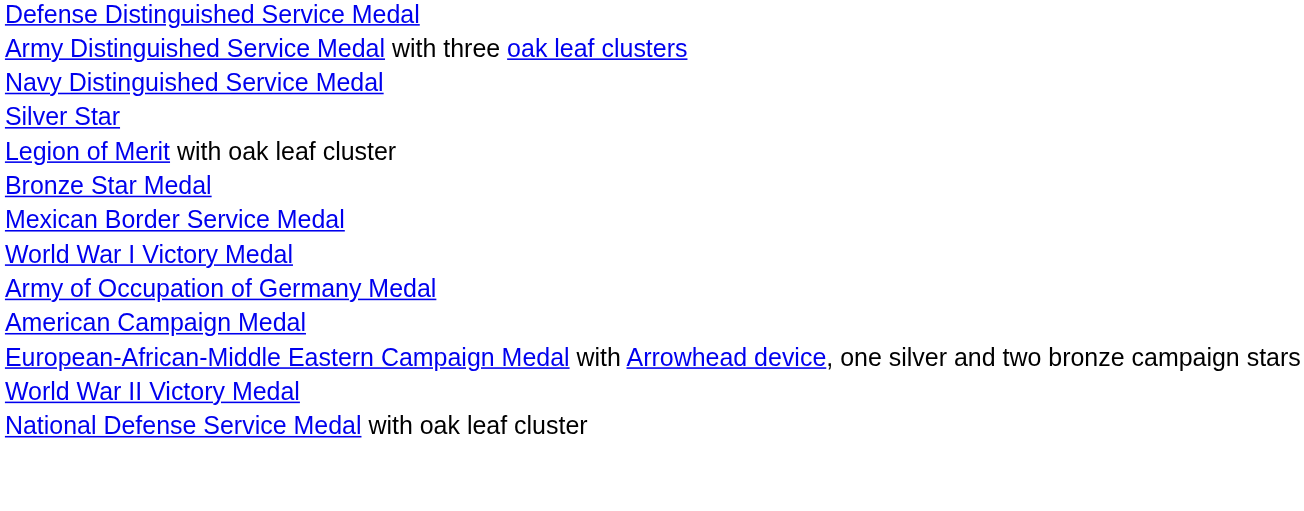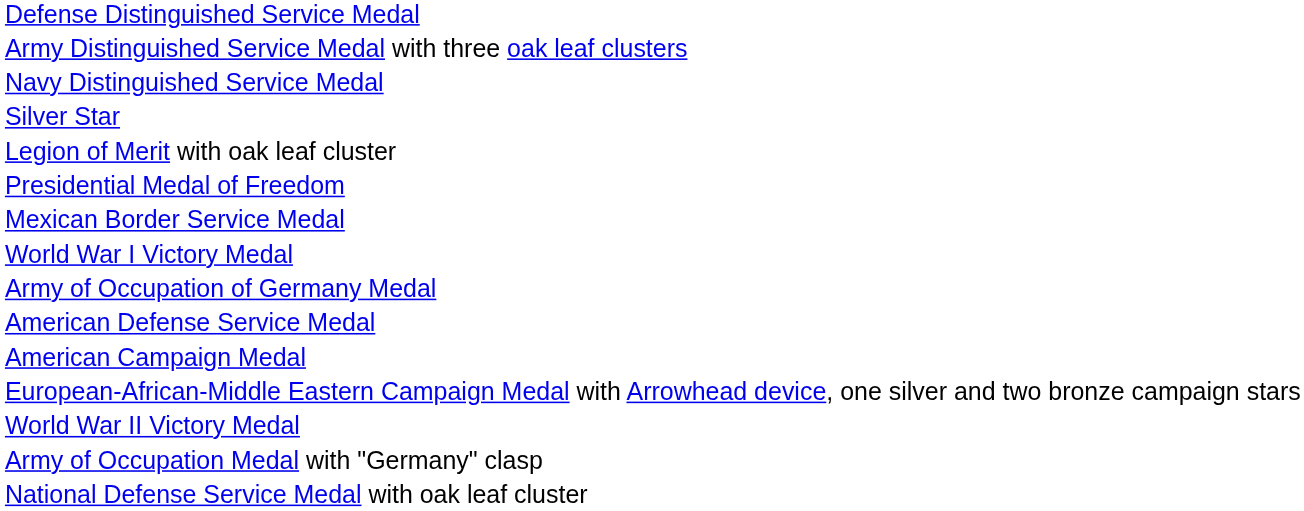- row: (108, 186)
+ row: (175, 186)
+ row: (190, 323)
+ row: (274, 460)
